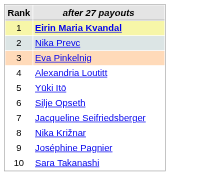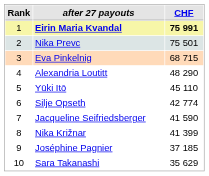+ column: (184, 12)
